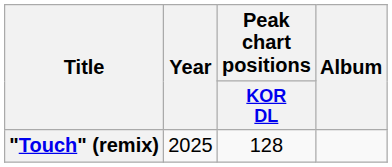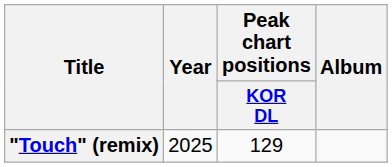(266, 145) 128 -> (266, 145) 129
